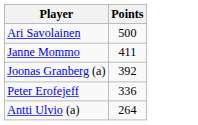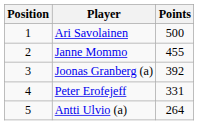+ column: (28, 14)
(127, 52) 411 -> (175, 52) 455
(127, 91) 336 -> (175, 91) 331
